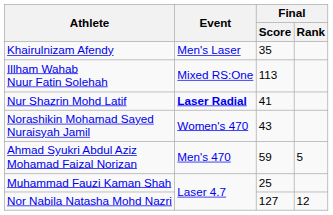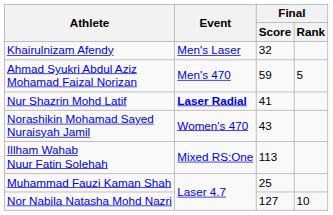(265, 50) 35 -> (265, 50) 32
rows swapped: (72, 157) <-> (57, 75)
(303, 201) 12 -> (303, 201) 10
